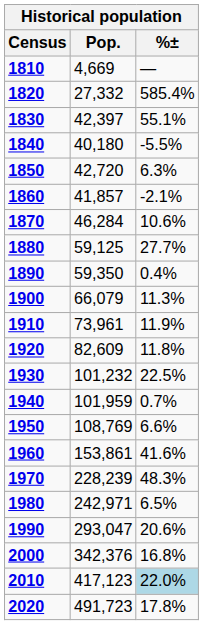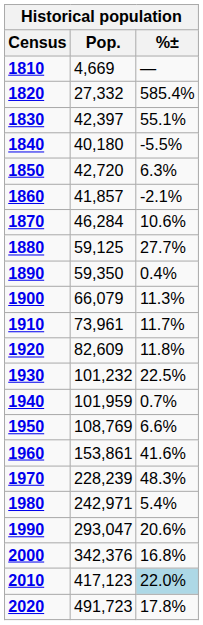(162, 324) 11.9% -> (162, 324) 11.7%
(158, 504) 6.5% -> (158, 504) 5.4%
